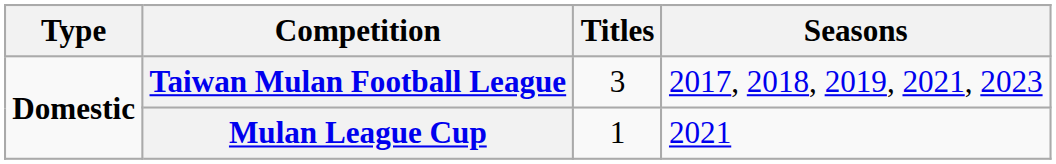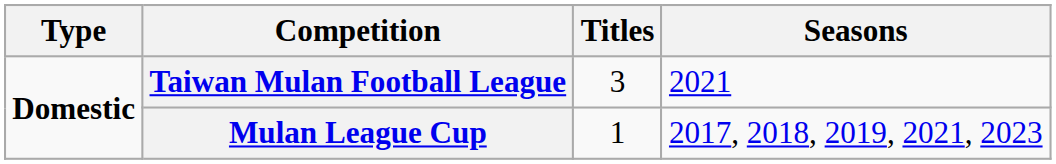(856, 81) 2017, 2018, 2019, 2021, 2023 -> (700, 81) 2021
(700, 133) 2021 -> (856, 133) 2017, 2018, 2019, 2021, 2023
